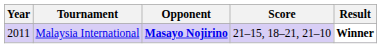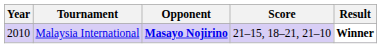(19, 33) 2011 -> (19, 33) 2010
